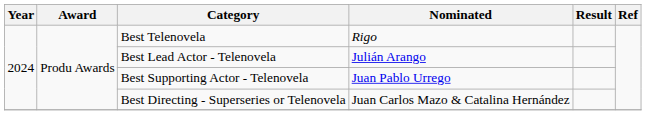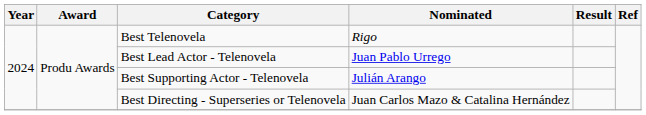(389, 57) Julián Arango -> (401, 57) Juan Pablo Urrego
(401, 78) Juan Pablo Urrego -> (389, 78) Julián Arango
